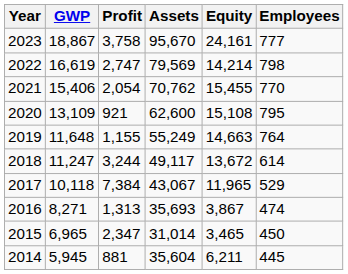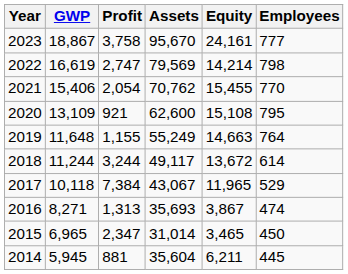(71, 161) 11,247 -> (71, 161) 11,244
